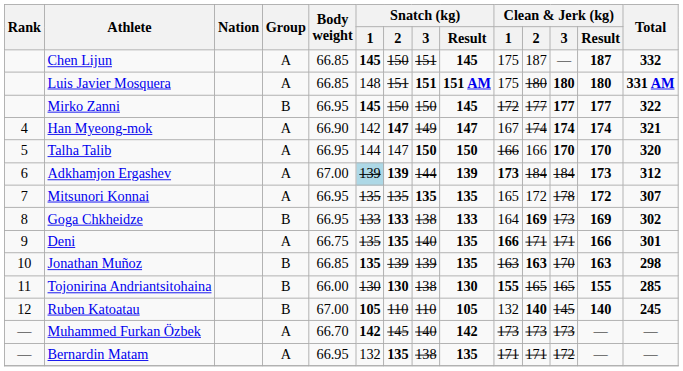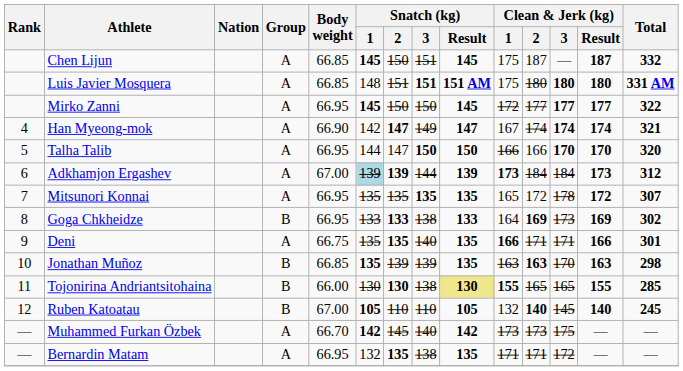(286, 106) B -> (286, 106) A
(467, 286) no background -> (467, 286) khaki background
(564, 331) 173 -> (564, 331) 175
